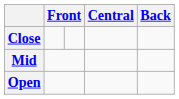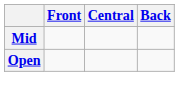- row: (24, 37)
